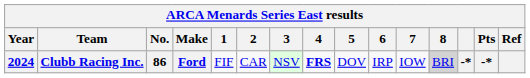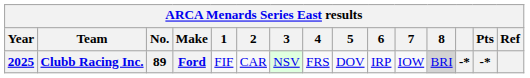(21, 61) 2024 -> (21, 61) 2025
(160, 61) 86 -> (160, 61) 89
(319, 61) bold -> (318, 61) normal
